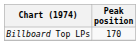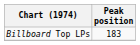(114, 34) 170 -> (114, 34) 183
